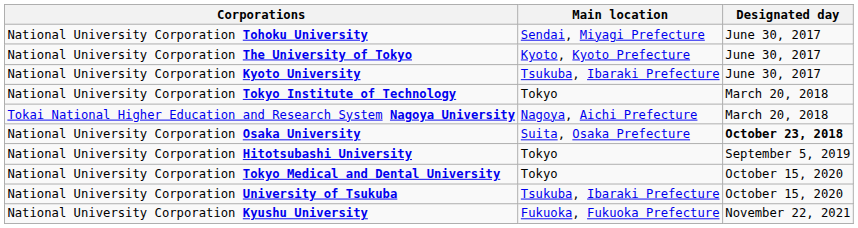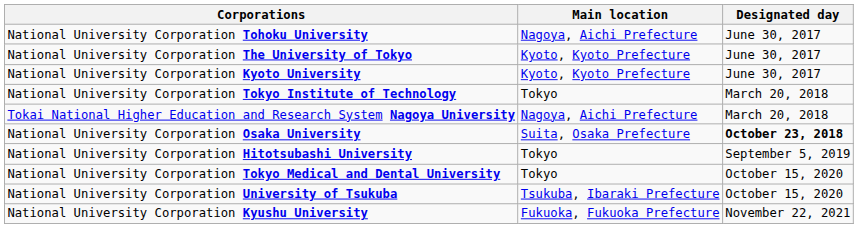(613, 34) Sendai, Miyagi Prefecture -> (609, 34) Nagoya, Aichi Prefecture
(620, 74) Tsukuba, Ibaraki Prefecture -> (605, 74) Kyoto, Kyoto Prefecture
